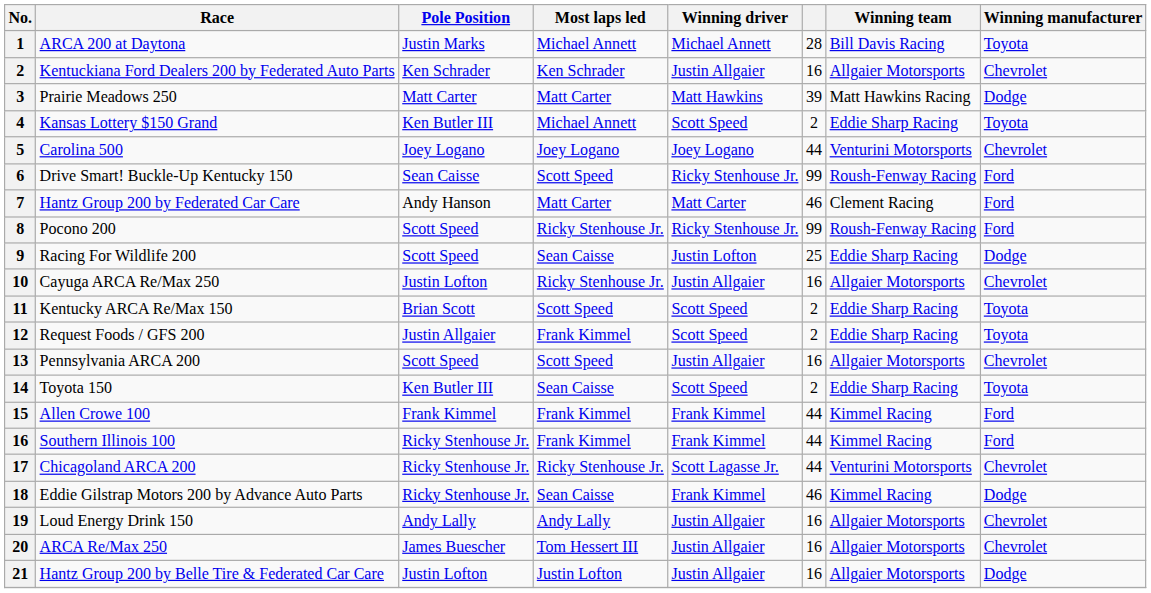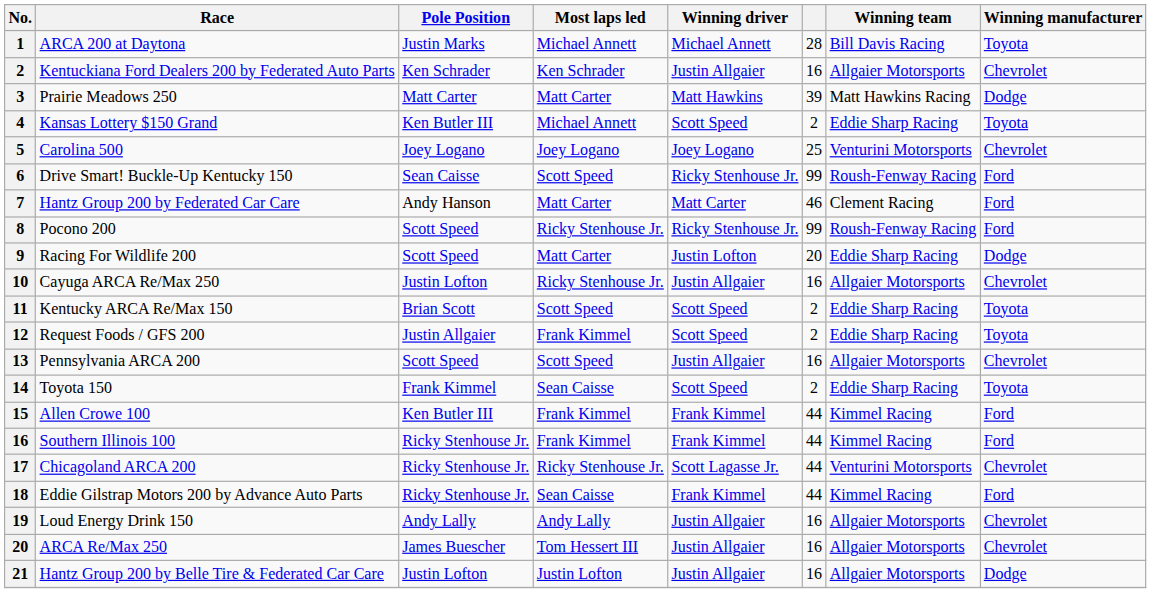(814, 149) 44 -> (814, 149) 25
(575, 255) Sean Caisse -> (574, 255) Matt Carter
(814, 255) 25 -> (814, 255) 20
(448, 387) Ken Butler III -> (449, 387) Frank Kimmel
(449, 414) Frank Kimmel -> (448, 414) Ken Butler III
(814, 493) 46 -> (814, 493) 44
(1005, 493) Dodge -> (999, 493) Ford
